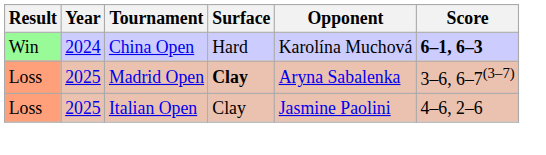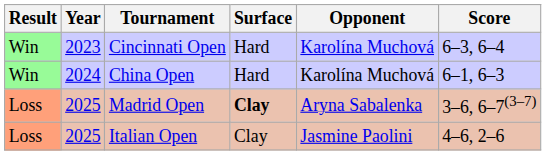+ row: (167, 46)
(452, 46) bold -> (473, 74) normal
